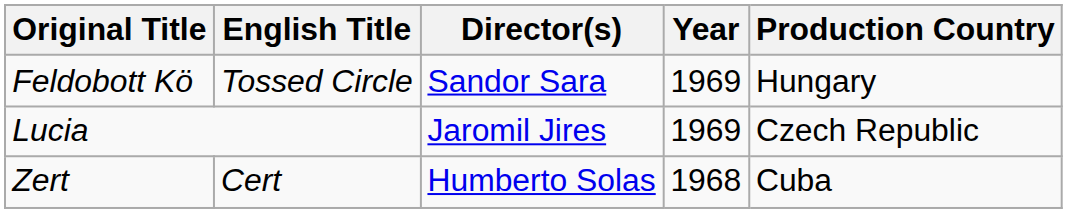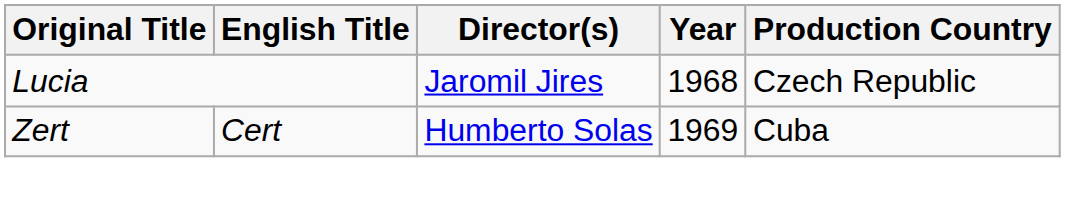- row: (103, 80)
(706, 130) 1969 -> (703, 80) 1968
(706, 181) 1968 -> (703, 130) 1969
